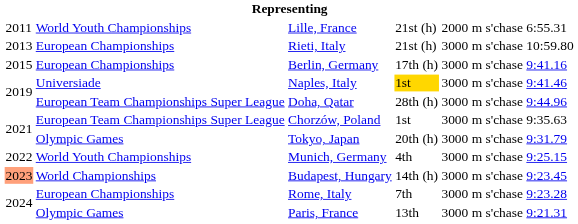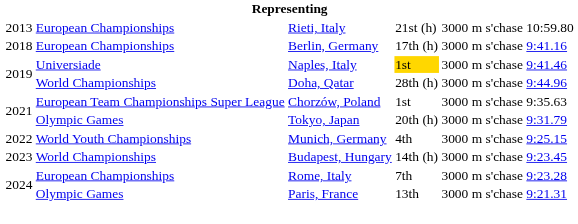- row: (322, 27)
(19, 64) 2015 -> (19, 46) 2018
(160, 101) European Team Championships Super League -> (96, 83) World Championships
(19, 175) lightsalmon background -> (19, 156) no background
